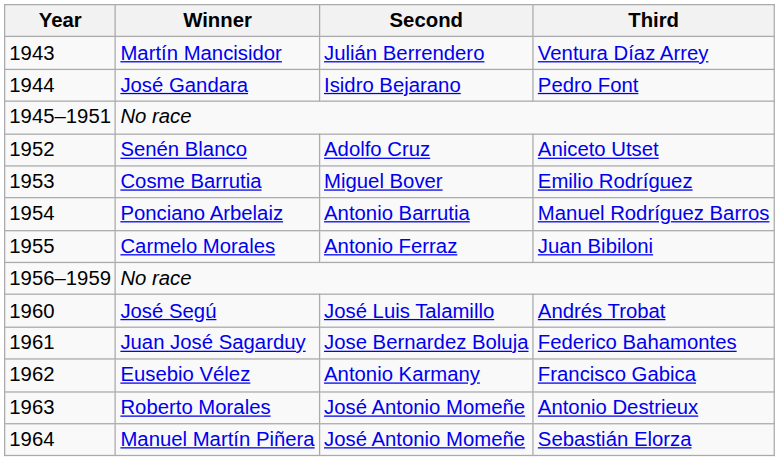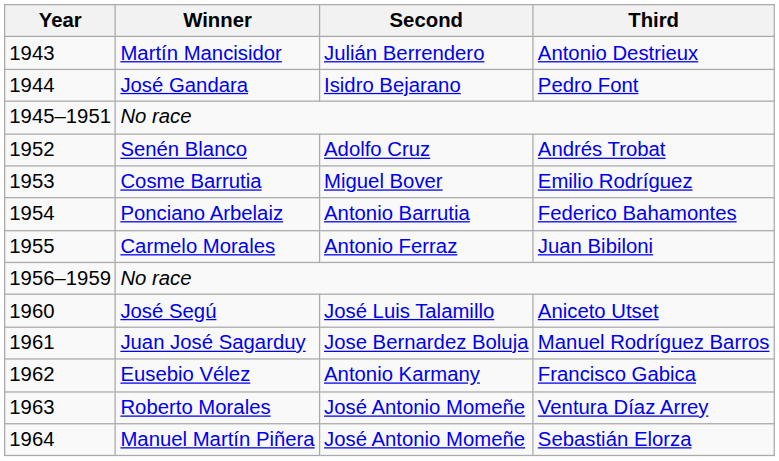(623, 52) Ventura Díaz Arrey -> (618, 52) Antonio Destrieux
(598, 149) Aniceto Utset -> (602, 149) Andrés Trobat
(654, 213) Manuel Rodríguez Barros -> (637, 213) Federico Bahamontes
(602, 310) Andrés Trobat -> (598, 310) Aniceto Utset
(637, 342) Federico Bahamontes -> (654, 342) Manuel Rodríguez Barros
(618, 407) Antonio Destrieux -> (623, 407) Ventura Díaz Arrey
